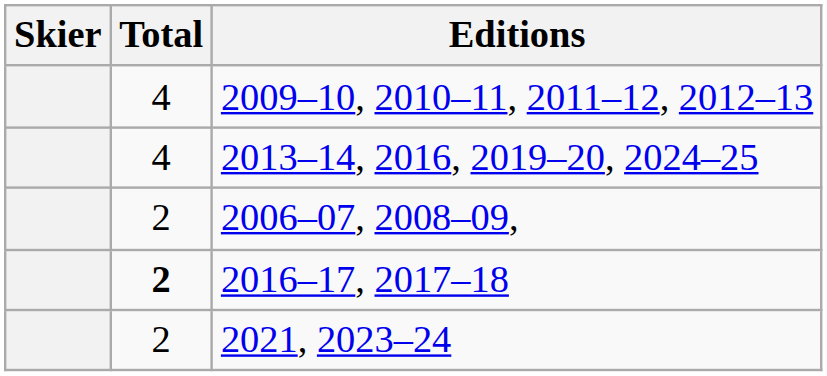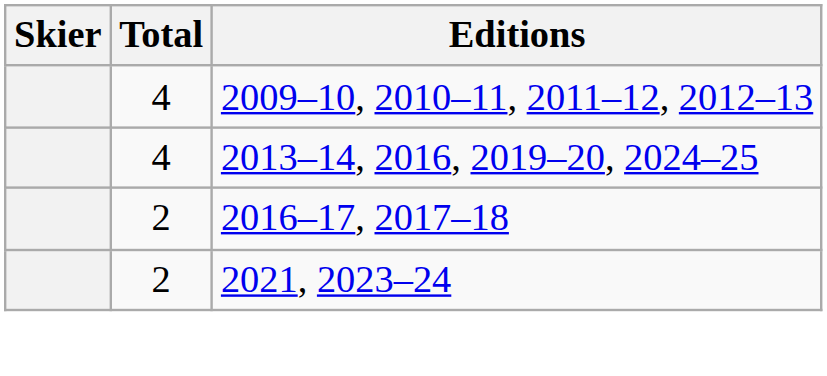- row: (370, 217)
(161, 278) bold -> (161, 217) normal
